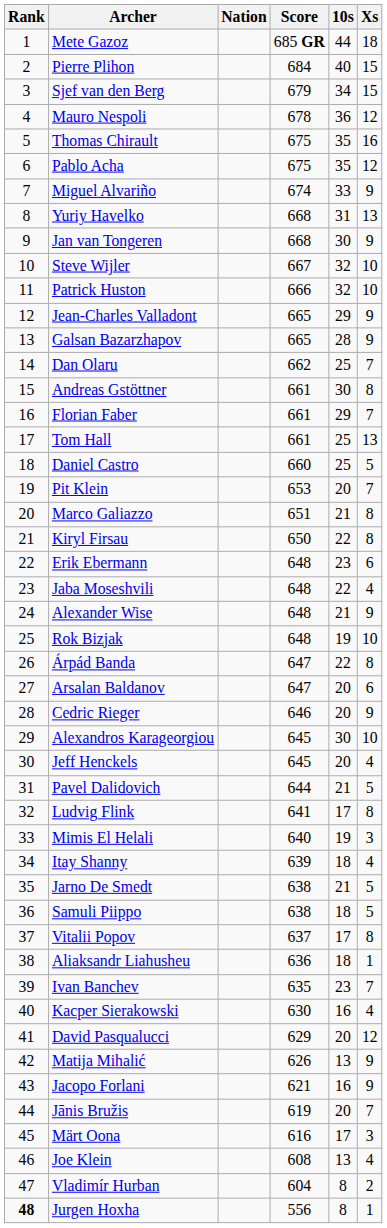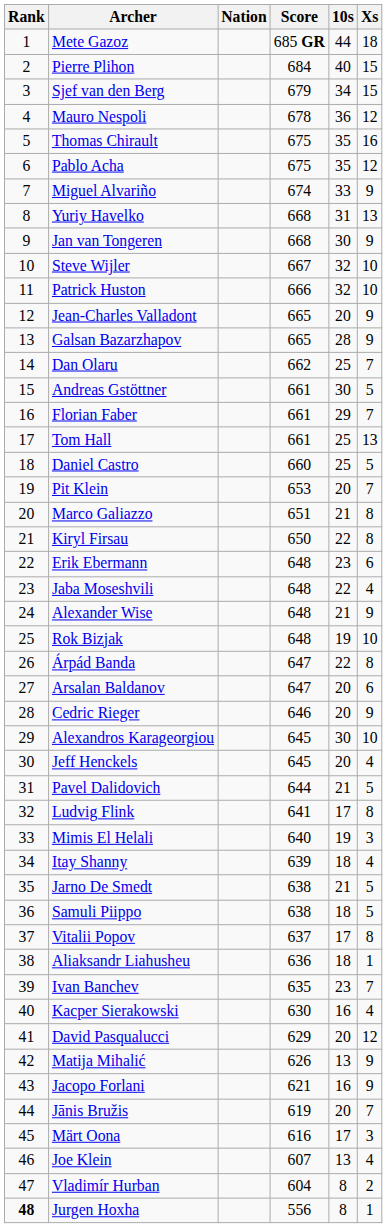(343, 315) 29 -> (343, 315) 20
(370, 389) 8 -> (370, 389) 5
(299, 1160) 608 -> (299, 1160) 607
